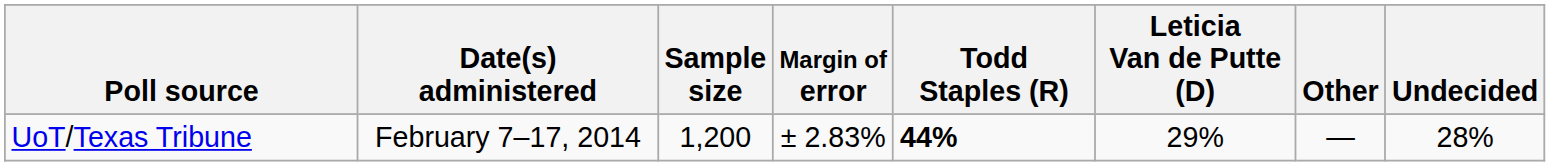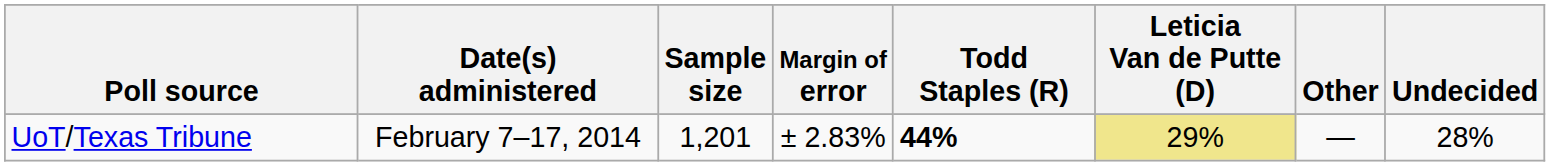(715, 137) 1,200 -> (715, 137) 1,201
(1195, 137) no background -> (1195, 137) khaki background
